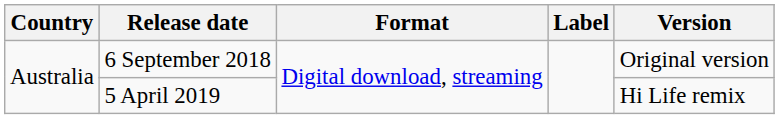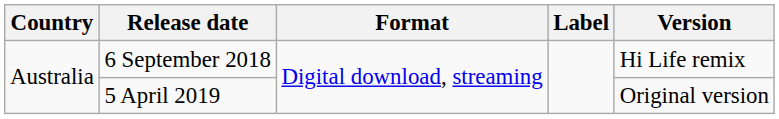(694, 58) Original version -> (683, 58) Hi Life remix
(683, 95) Hi Life remix -> (694, 95) Original version
